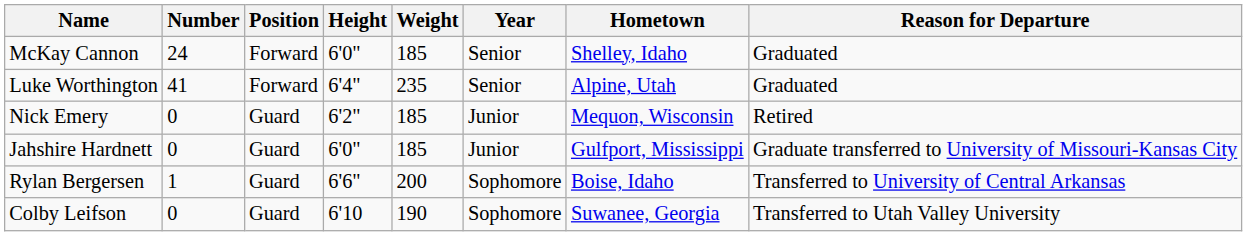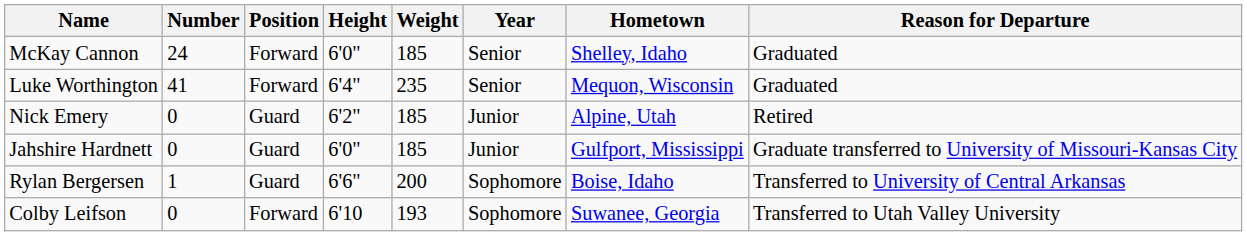(623, 85) Alpine, Utah -> (652, 85) Mequon, Wisconsin
(652, 117) Mequon, Wisconsin -> (623, 117) Alpine, Utah
(274, 213) Guard -> (283, 213) Forward
(412, 213) 190 -> (412, 213) 193
